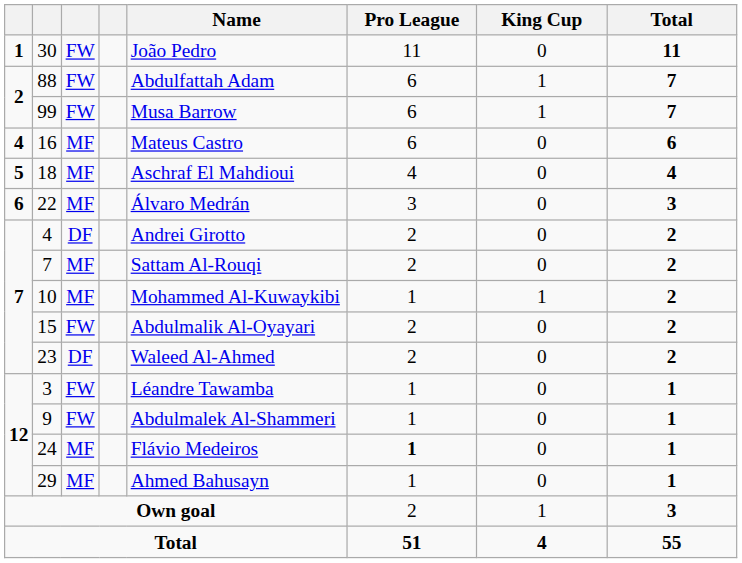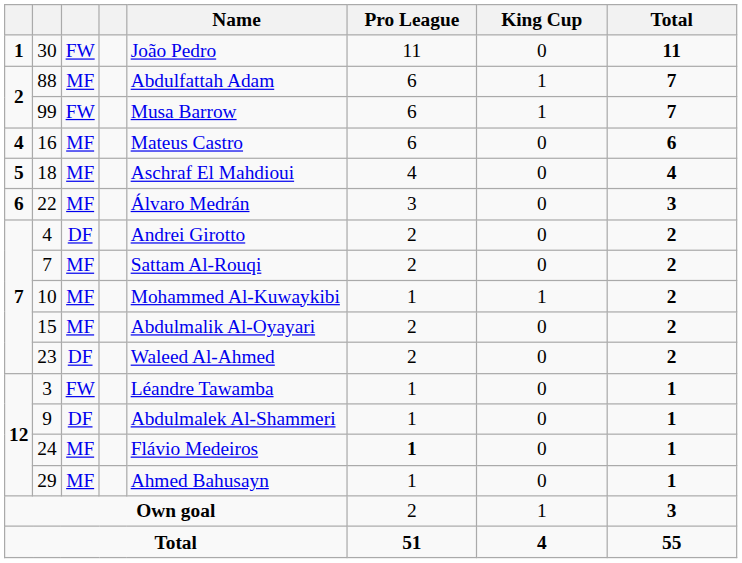(80, 81) FW -> (80, 81) MF
(80, 326) FW -> (80, 326) MF
(80, 419) FW -> (80, 419) DF
